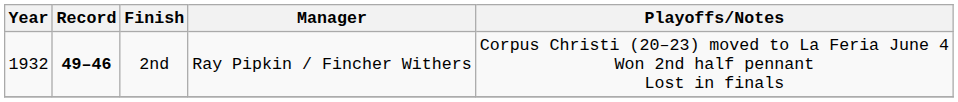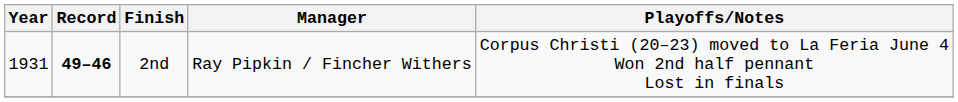(29, 65) 1932 -> (29, 65) 1931
